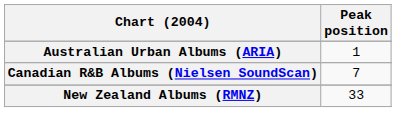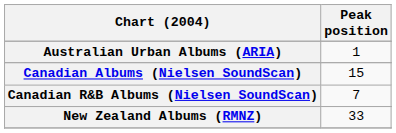+ row: (163, 74)
